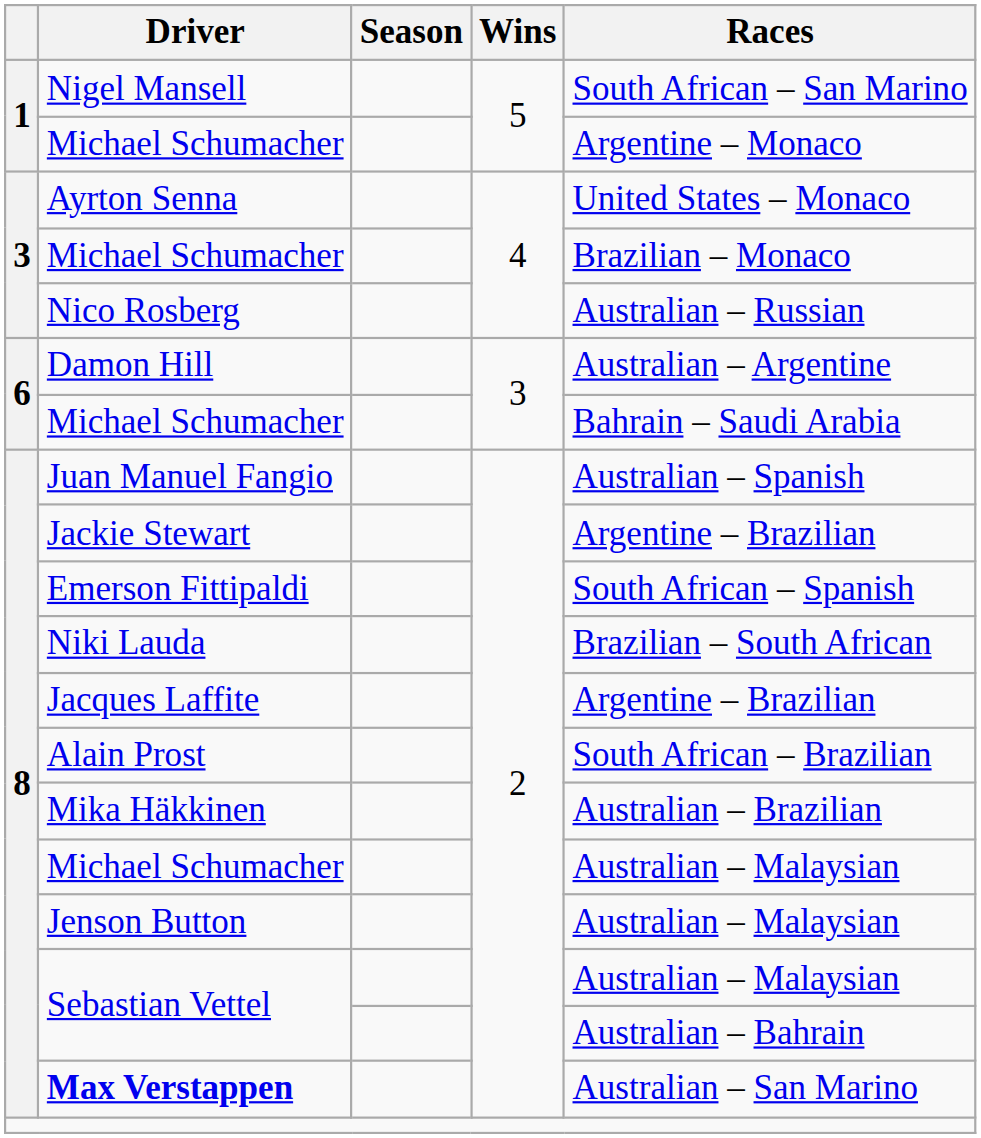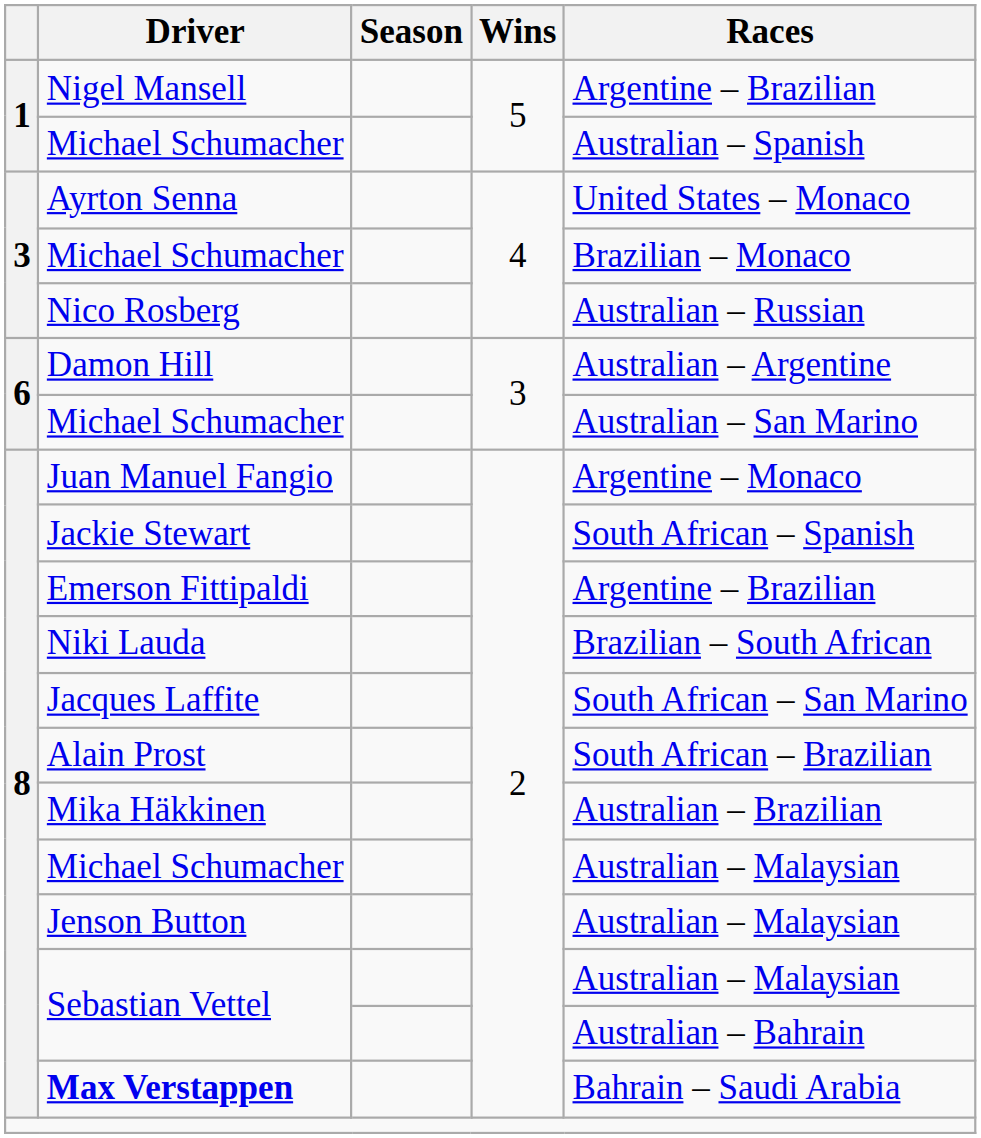(770, 87) South African – San Marino -> (724, 87) Argentine – Brazilian
(717, 143) Argentine – Monaco -> (719, 143) Australian – Spanish
(736, 421) Bahrain – Saudi Arabia -> (745, 421) Australian – San Marino
(719, 476) Australian – Spanish -> (717, 476) Argentine – Monaco
(724, 532) Argentine – Brazilian -> (743, 532) South African – Spanish
(743, 587) South African – Spanish -> (724, 587) Argentine – Brazilian
(724, 699) Argentine – Brazilian -> (770, 699) South African – San Marino
(745, 1088) Australian – San Marino -> (736, 1088) Bahrain – Saudi Arabia
